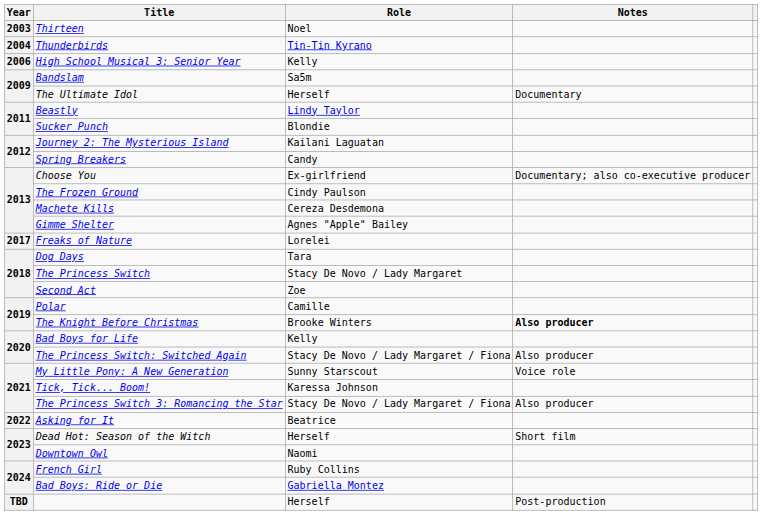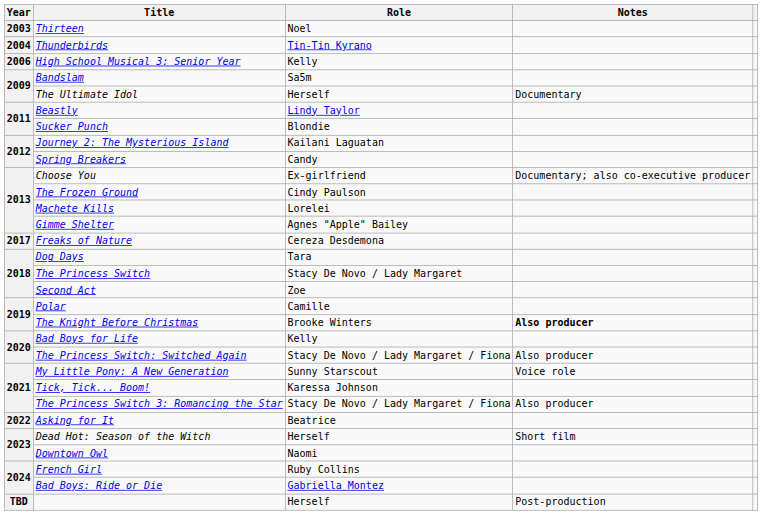(336, 208) Cereza Desdemona -> (309, 208) Lorelei
(309, 241) Lorelei -> (336, 241) Cereza Desdemona
